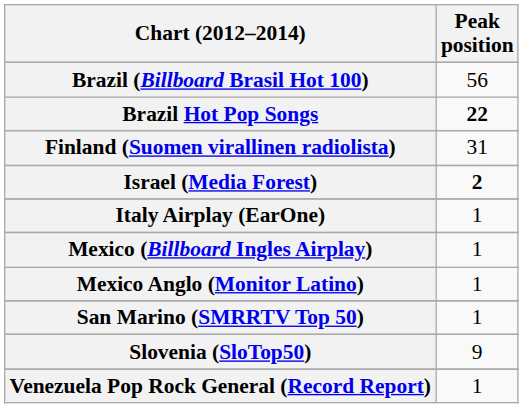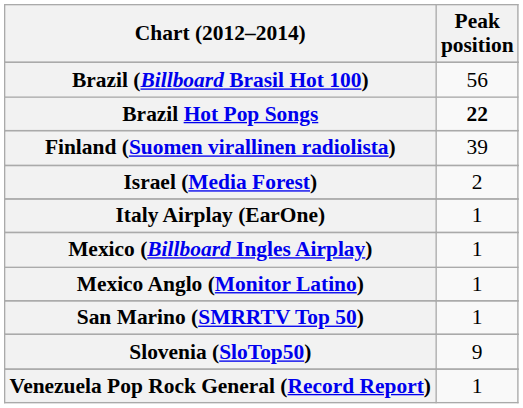(477, 147) 31 -> (477, 147) 39
(477, 181) bold -> (477, 181) normal
